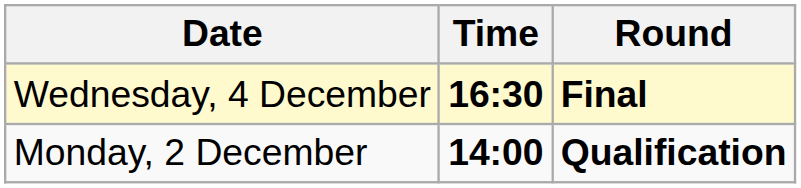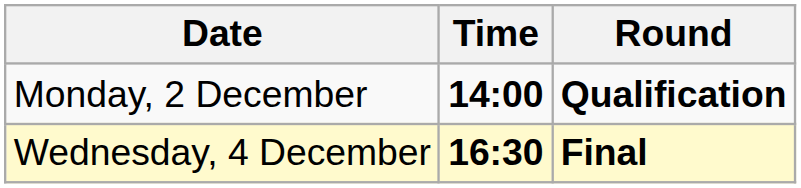rows swapped: (191, 152) <-> (222, 93)
